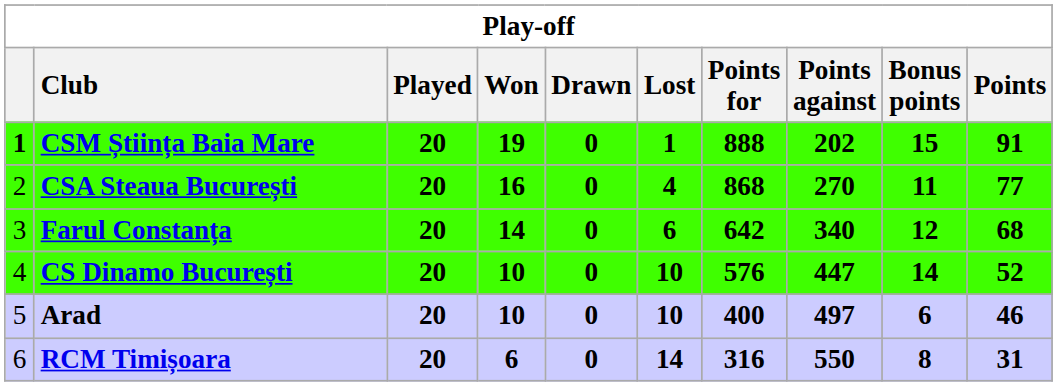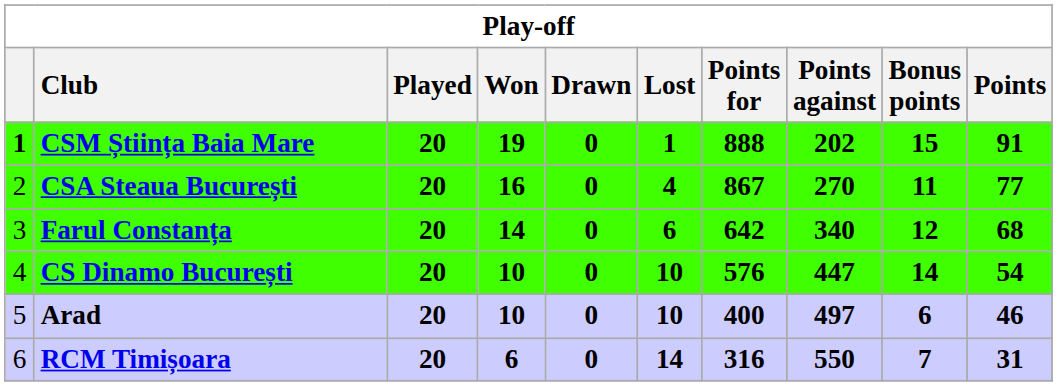(744, 186) 868 -> (744, 186) 867
(1010, 272) 52 -> (1010, 272) 54
(925, 358) 8 -> (925, 358) 7
